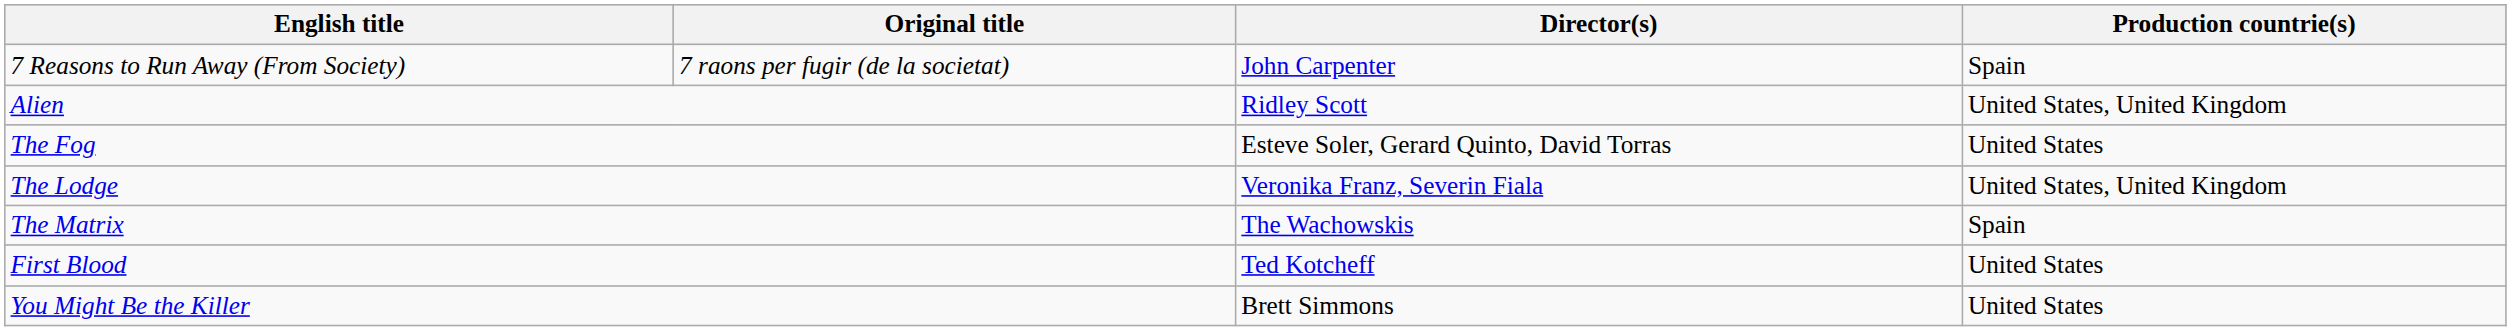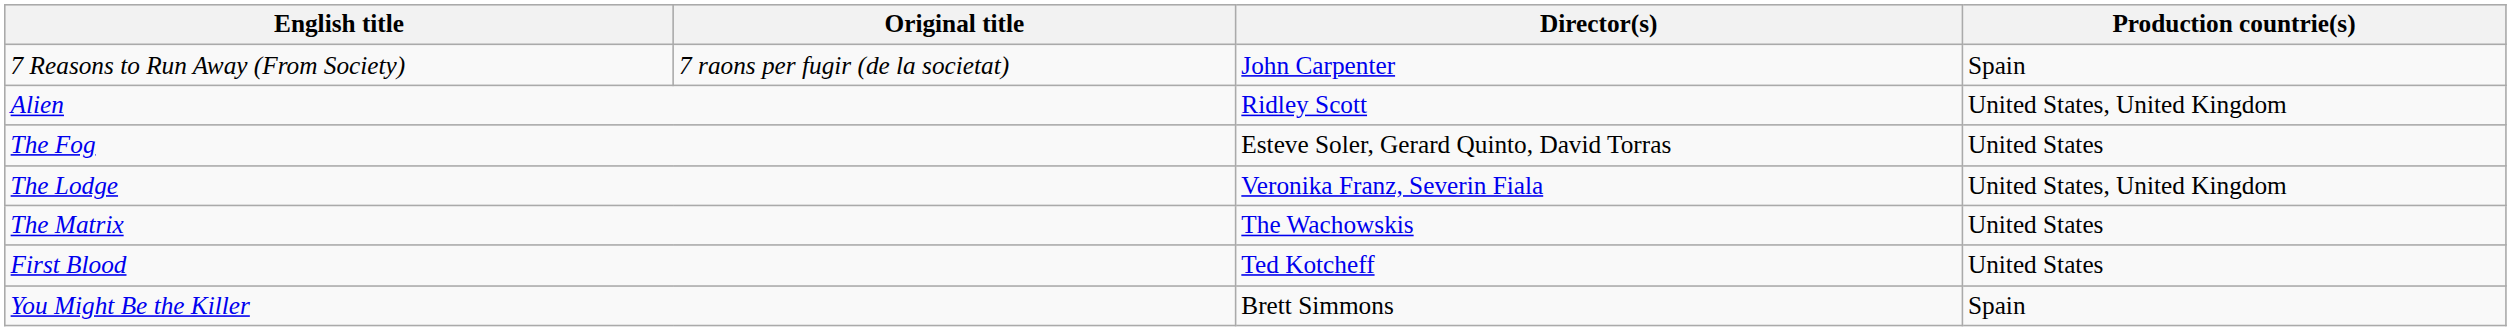(1997, 225) Spain -> (2036, 225) United States
(2036, 305) United States -> (1997, 305) Spain
